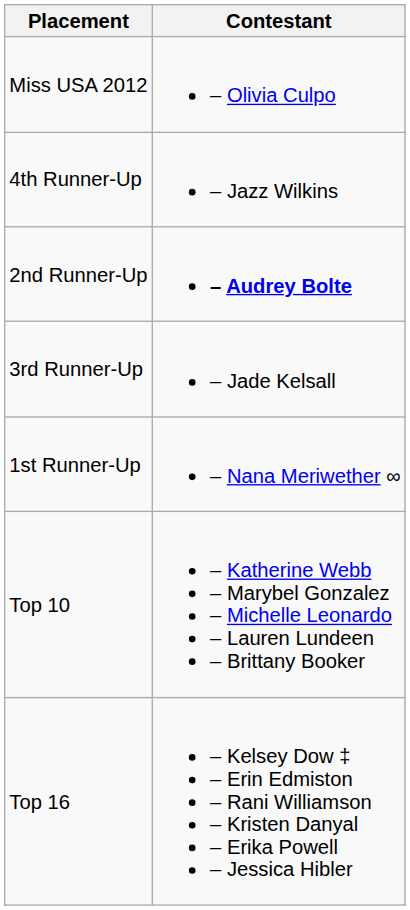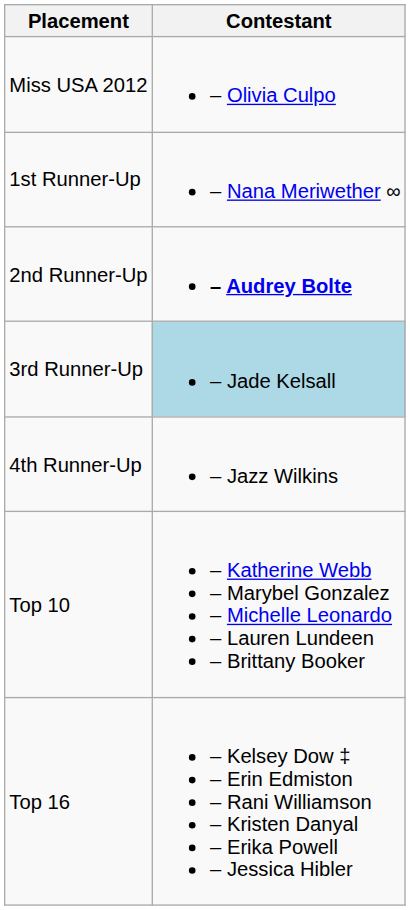rows swapped: (75, 464) <-> (76, 179)
(279, 381) no background -> (279, 381) lightblue background
